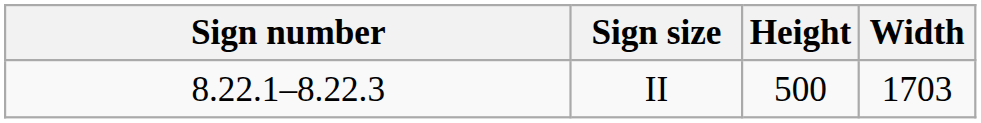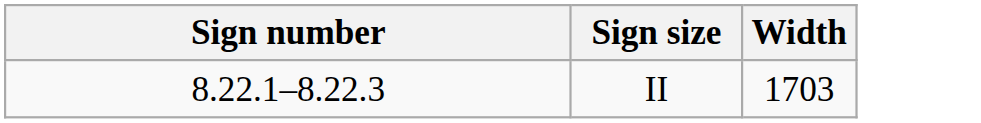- column: (801, 32)
